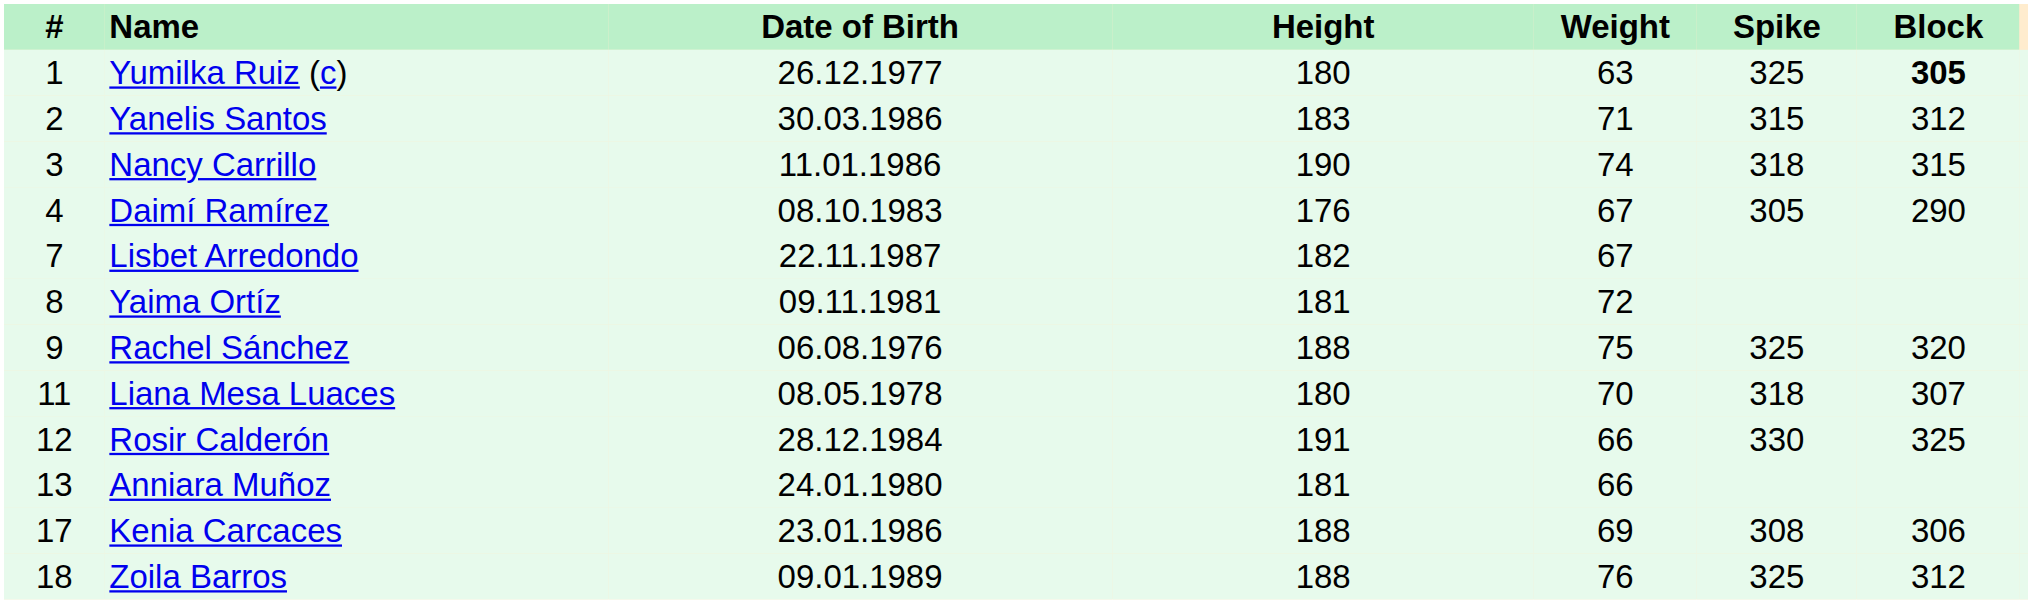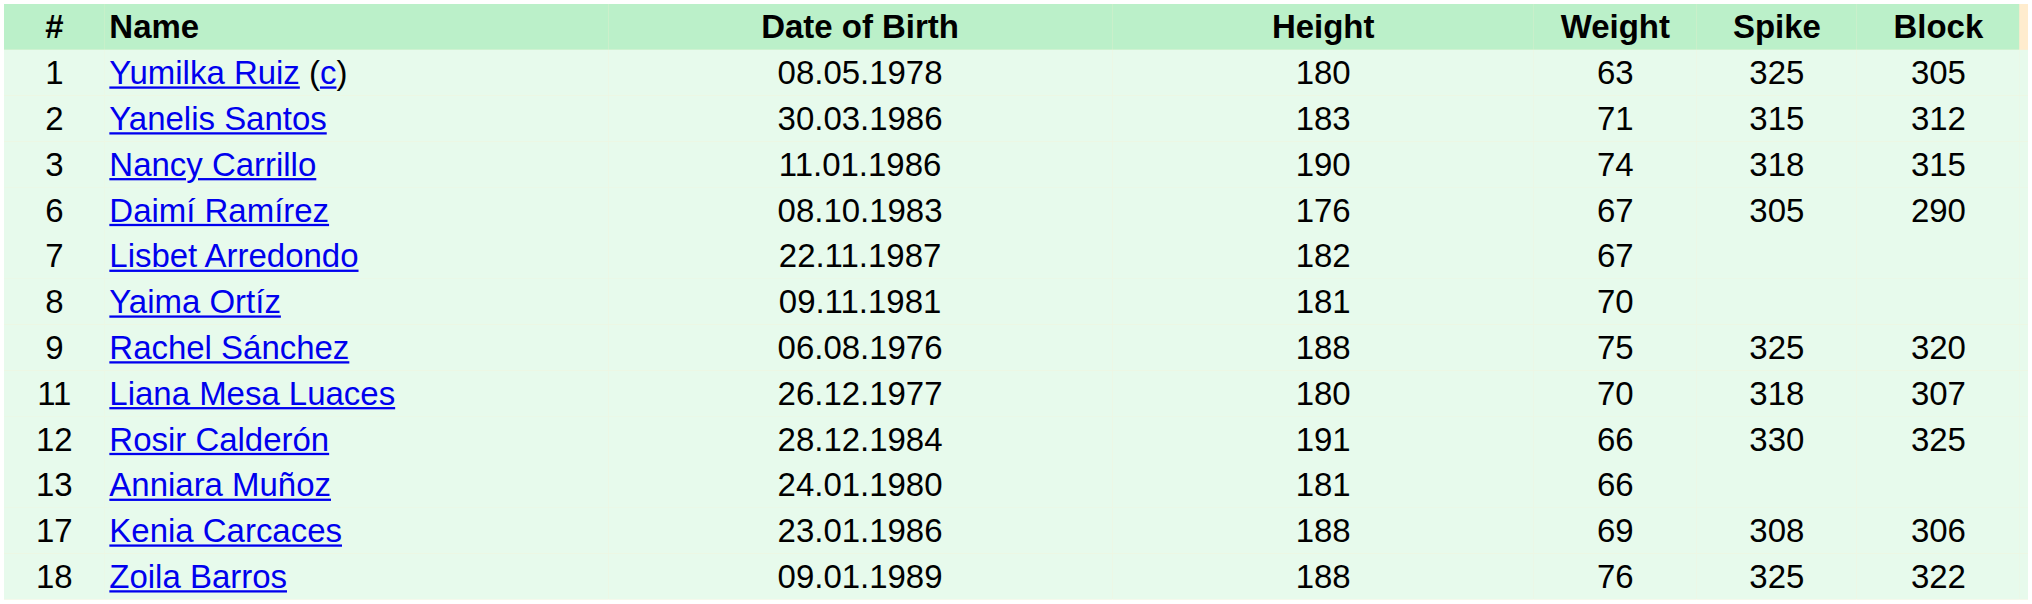(860, 73) 26.12.1977 -> (860, 73) 08.05.1978
(1938, 73) bold -> (1938, 73) normal
(54, 210) 4 -> (54, 210) 6
(1615, 302) 72 -> (1615, 302) 70
(860, 393) 08.05.1978 -> (860, 393) 26.12.1977
(1938, 576) 312 -> (1938, 576) 322
